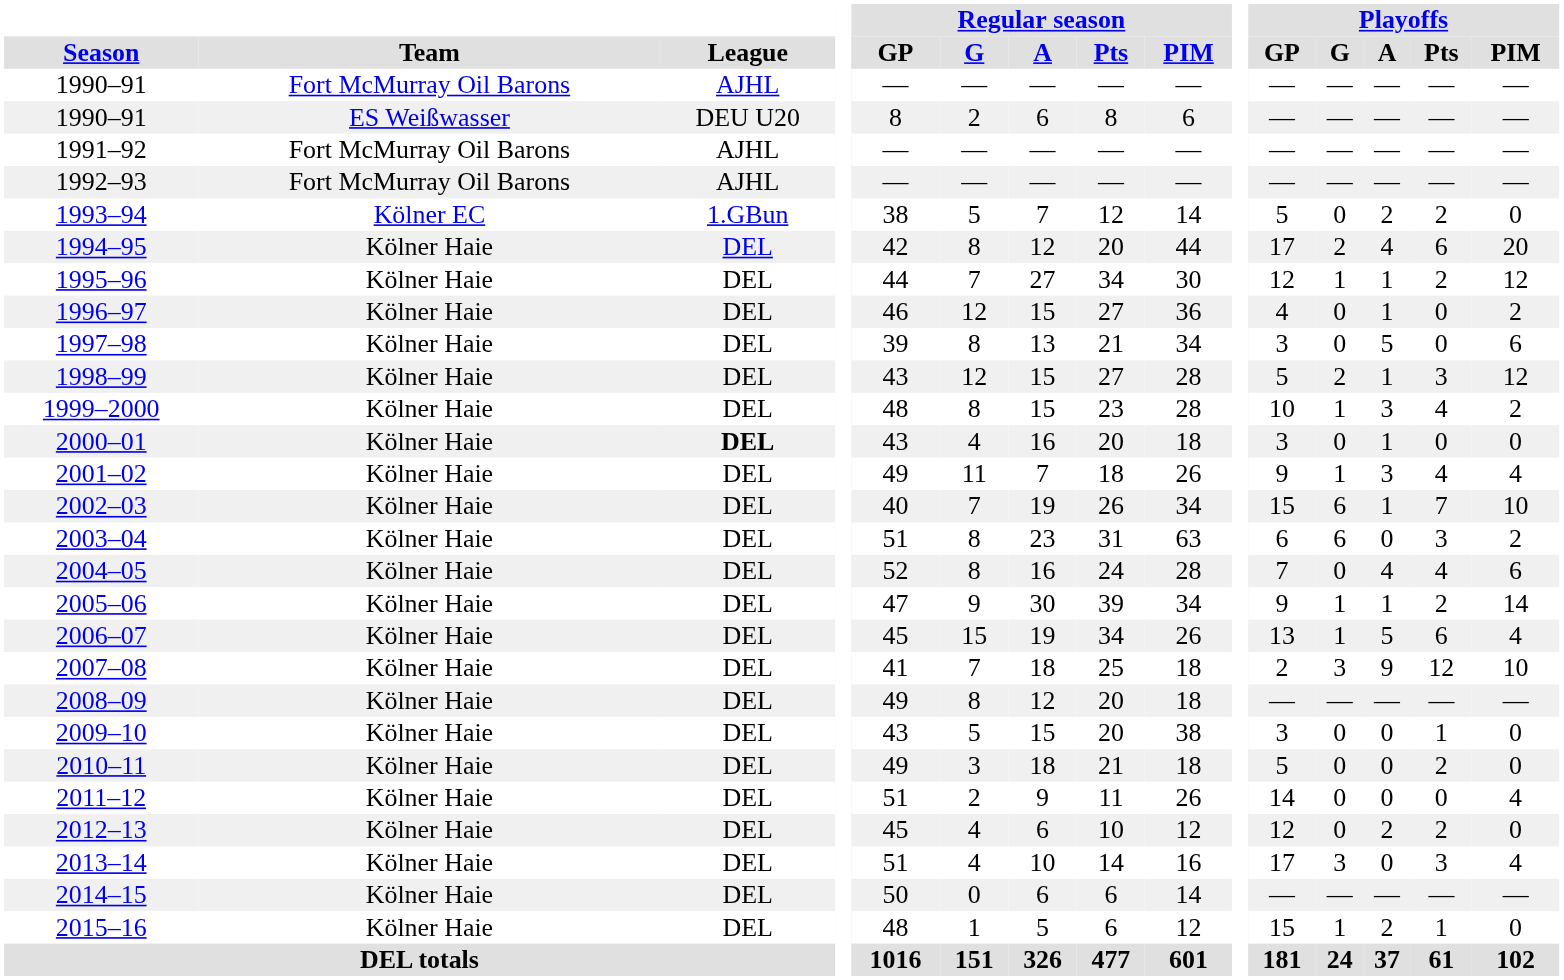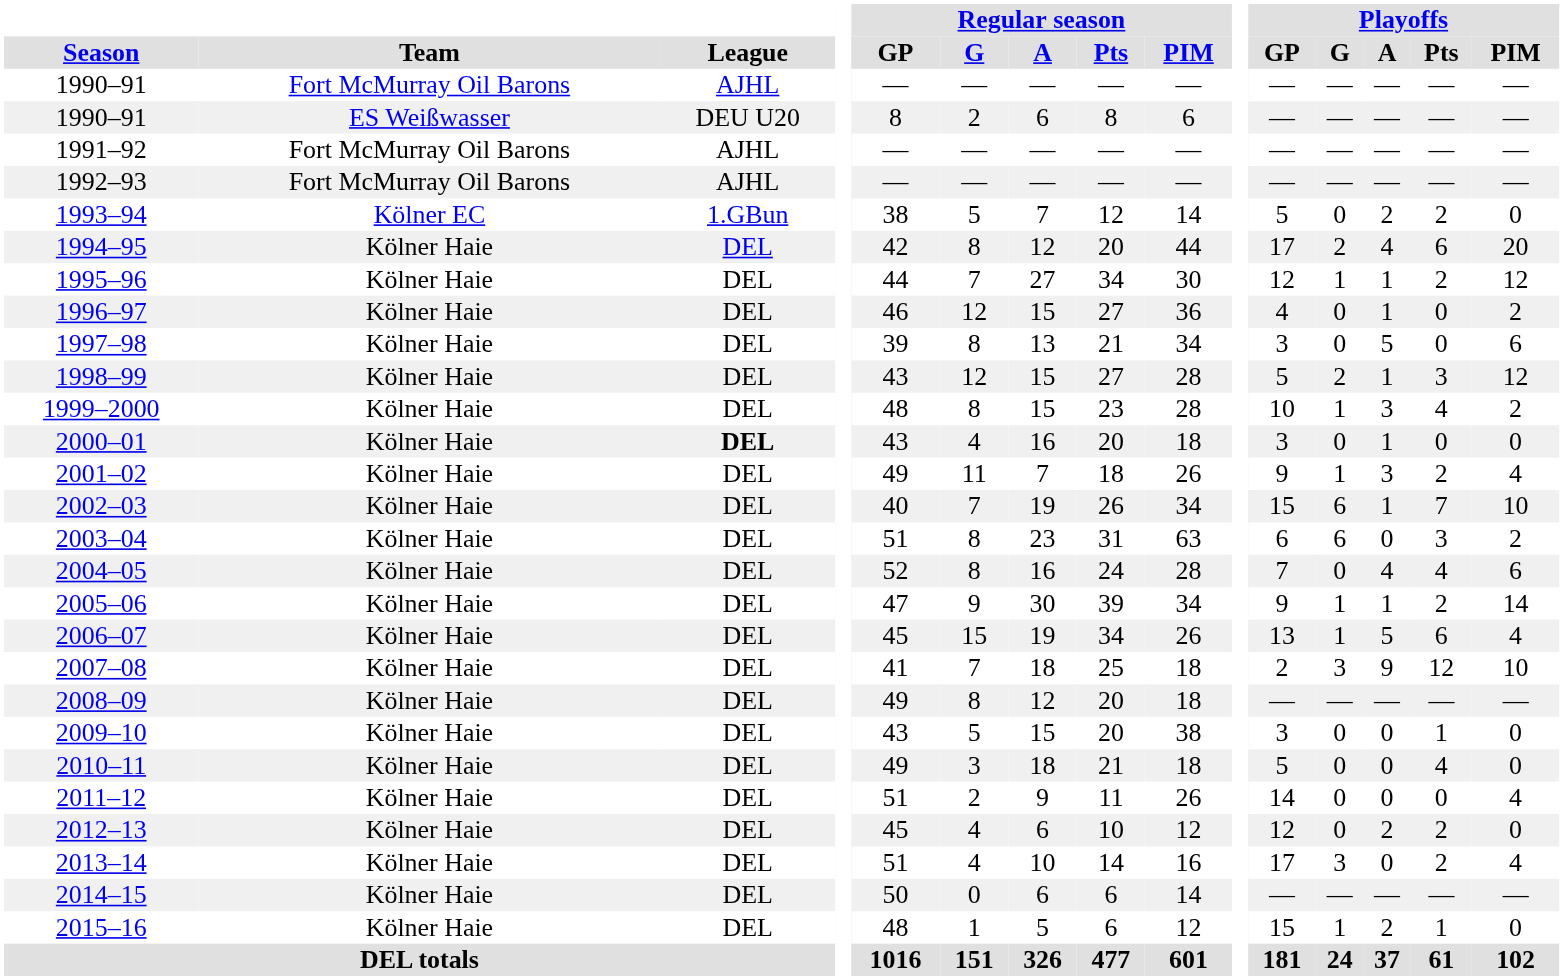(1441, 473) 4 -> (1441, 473) 2
(1441, 765) 2 -> (1441, 765) 4
(1441, 862) 3 -> (1441, 862) 2
